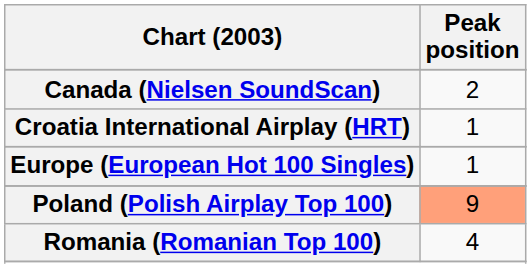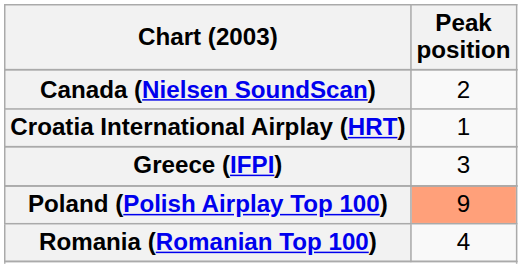- row: (212, 165)
+ row: (208, 165)
